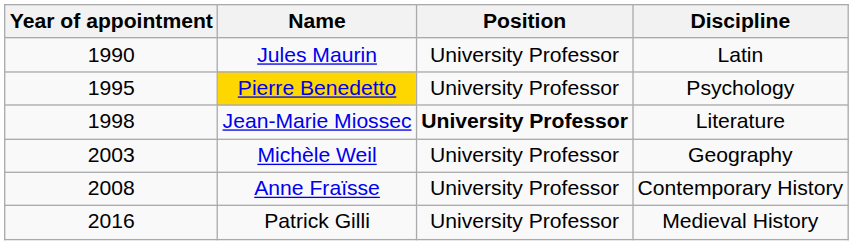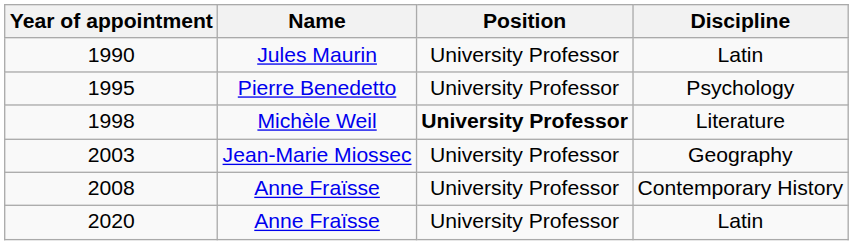(317, 88) gold background -> (317, 88) no background
(317, 121) Jean-Marie Miossec -> (317, 121) Michèle Weil
(317, 155) Michèle Weil -> (317, 155) Jean-Marie Miossec
- row: (111, 222)
+ row: (111, 222)
